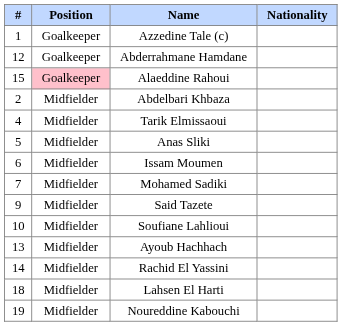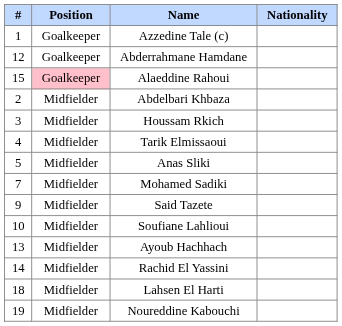+ row: (184, 120)
- row: (184, 162)
